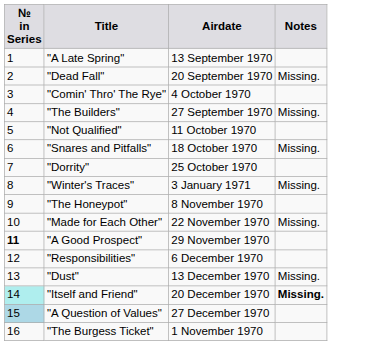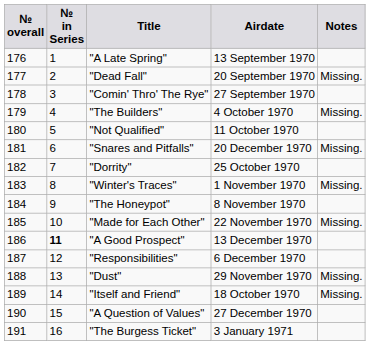+ column: (26, 26)
(211, 94) 4 October 1970 -> (264, 94) 27 September 1970
(222, 112) 27 September 1970 -> (253, 112) 4 October 1970
(214, 149) 18 October 1970 -> (263, 149) 20 December 1970
(211, 185) 3 January 1971 -> (260, 185) 1 November 1970
(220, 240) 29 November 1970 -> (263, 240) 13 December 1970
(220, 277) 13 December 1970 -> (263, 277) 29 November 1970
(13, 295) paleturquoise background -> (56, 295) no background
(220, 295) 20 December 1970 -> (257, 295) 18 October 1970
(301, 295) bold -> (341, 295) normal
(13, 313) lightblue background -> (56, 313) no background
(217, 331) 1 November 1970 -> (253, 331) 3 January 1971
